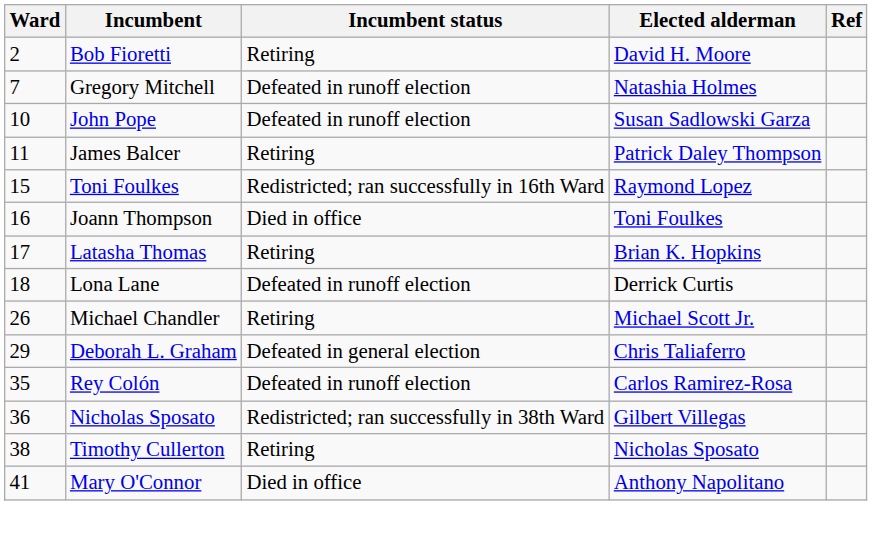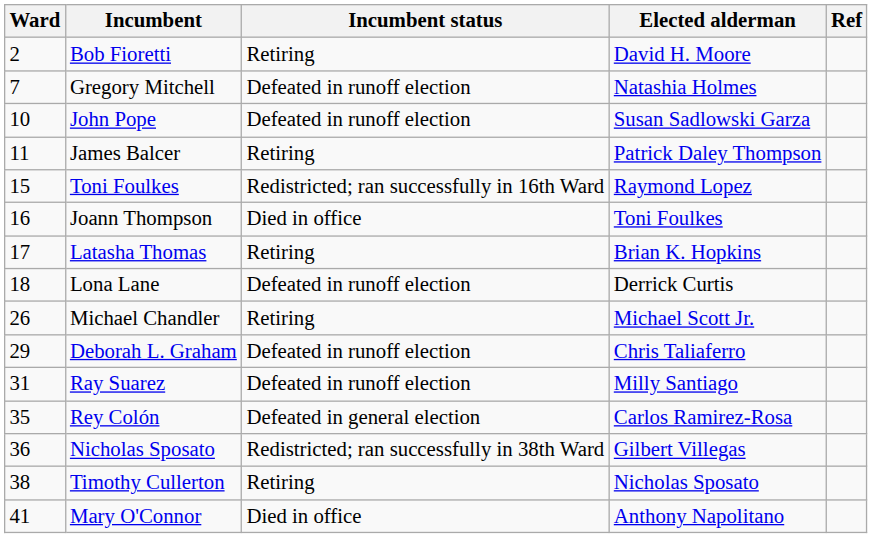(363, 350) Defeated in general election -> (359, 350) Defeated in runoff election
+ row: (118, 383)
(359, 383) Defeated in runoff election -> (363, 416) Defeated in general election
